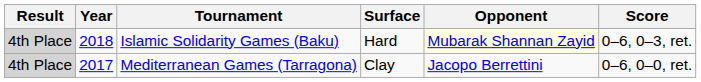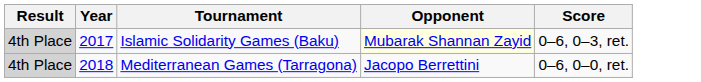- column: (392, 16)
(96, 41) 2018 -> (96, 41) 2017
(96, 65) 2017 -> (96, 65) 2018
